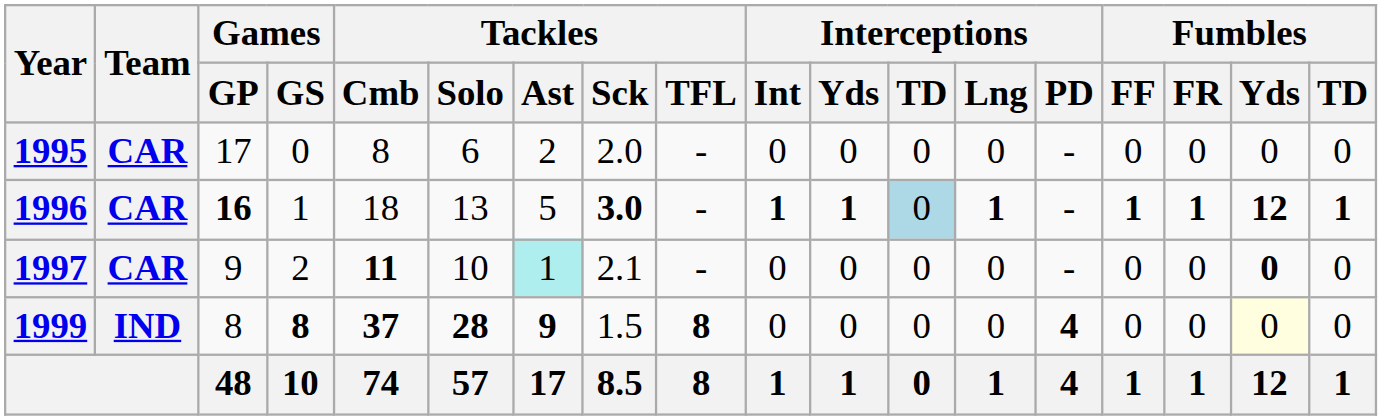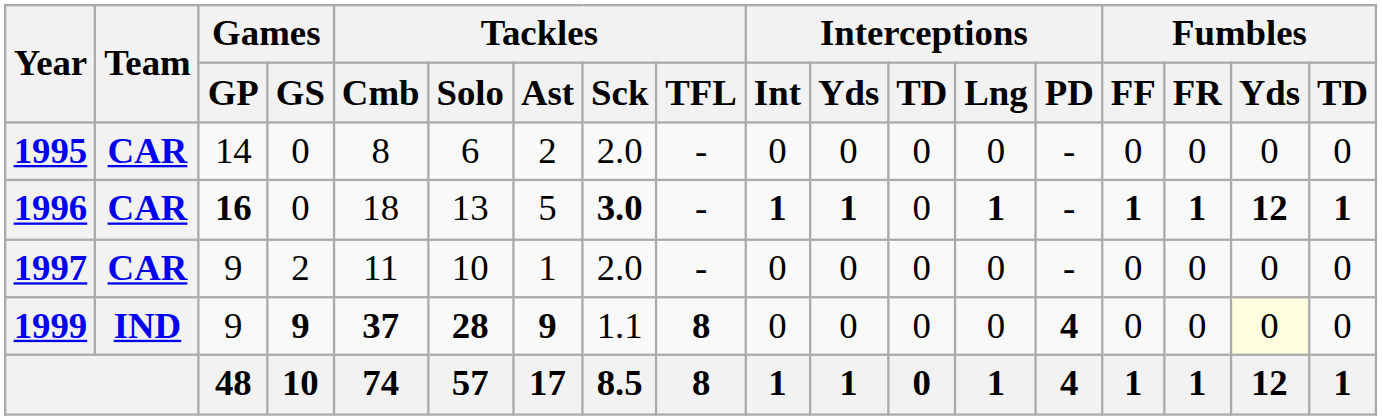(233, 150) 17 -> (233, 150) 14
(300, 208) 1 -> (300, 208) 0
(922, 208) lightblue background -> (922, 208) no background
(381, 267) bold -> (381, 267) normal
(548, 267) paleturquoise background -> (548, 267) no background
(620, 267) 2.1 -> (620, 267) 2.0
(1269, 267) bold -> (1269, 267) normal
(233, 325) 8 -> (233, 325) 9
(300, 325) 8 -> (300, 325) 9
(620, 325) 1.5 -> (620, 325) 1.1
